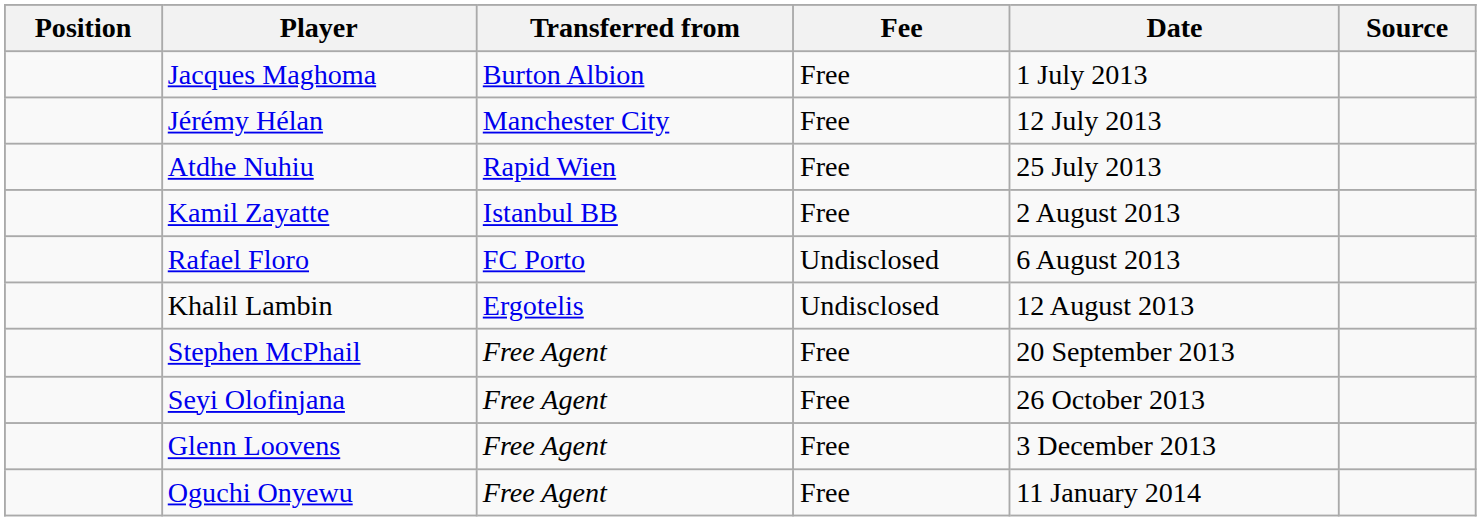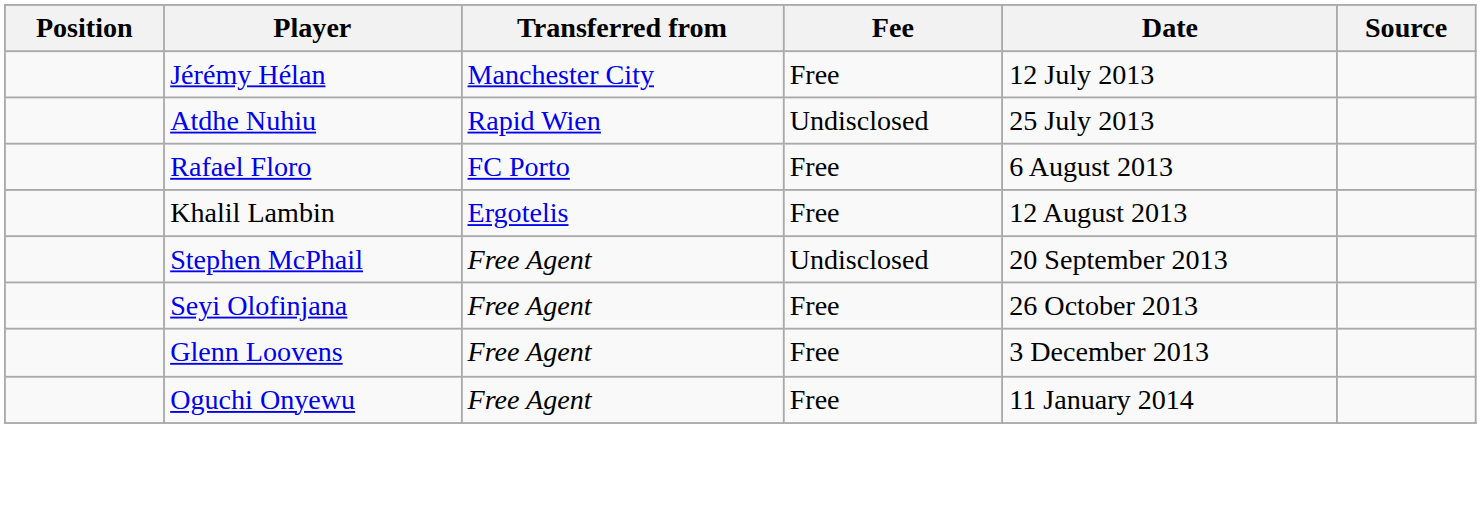- row: (272, 74)
(825, 166) Free -> (859, 120) Undisclosed
- row: (249, 213)
(870, 259) Undisclosed -> (815, 166) Free
(870, 306) Undisclosed -> (815, 213) Free
(825, 352) Free -> (859, 259) Undisclosed
